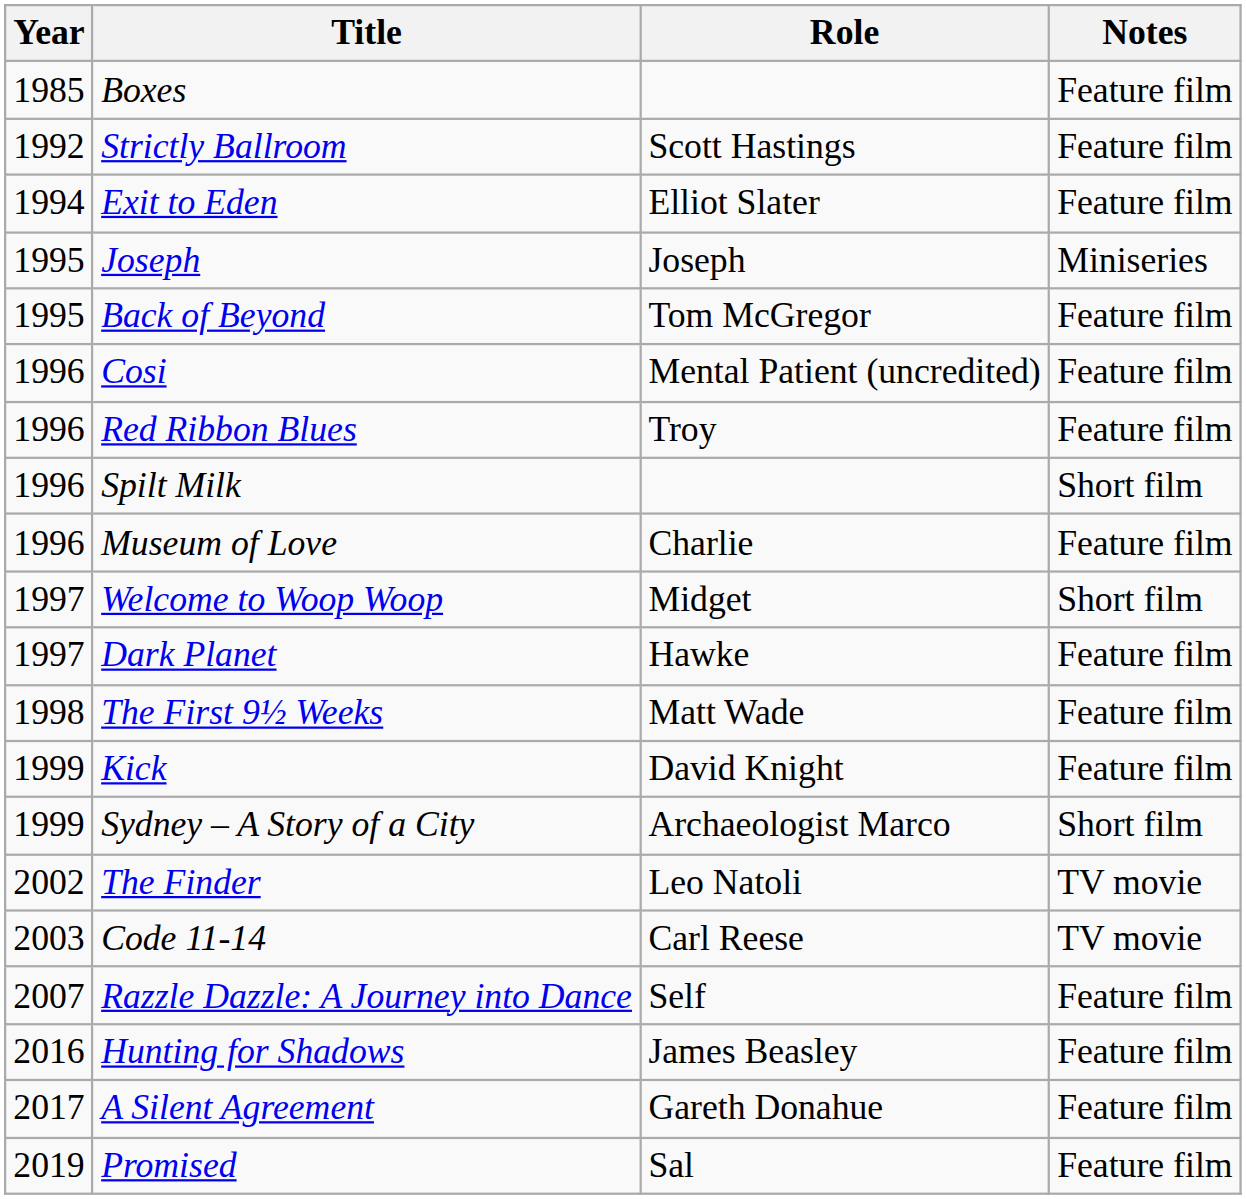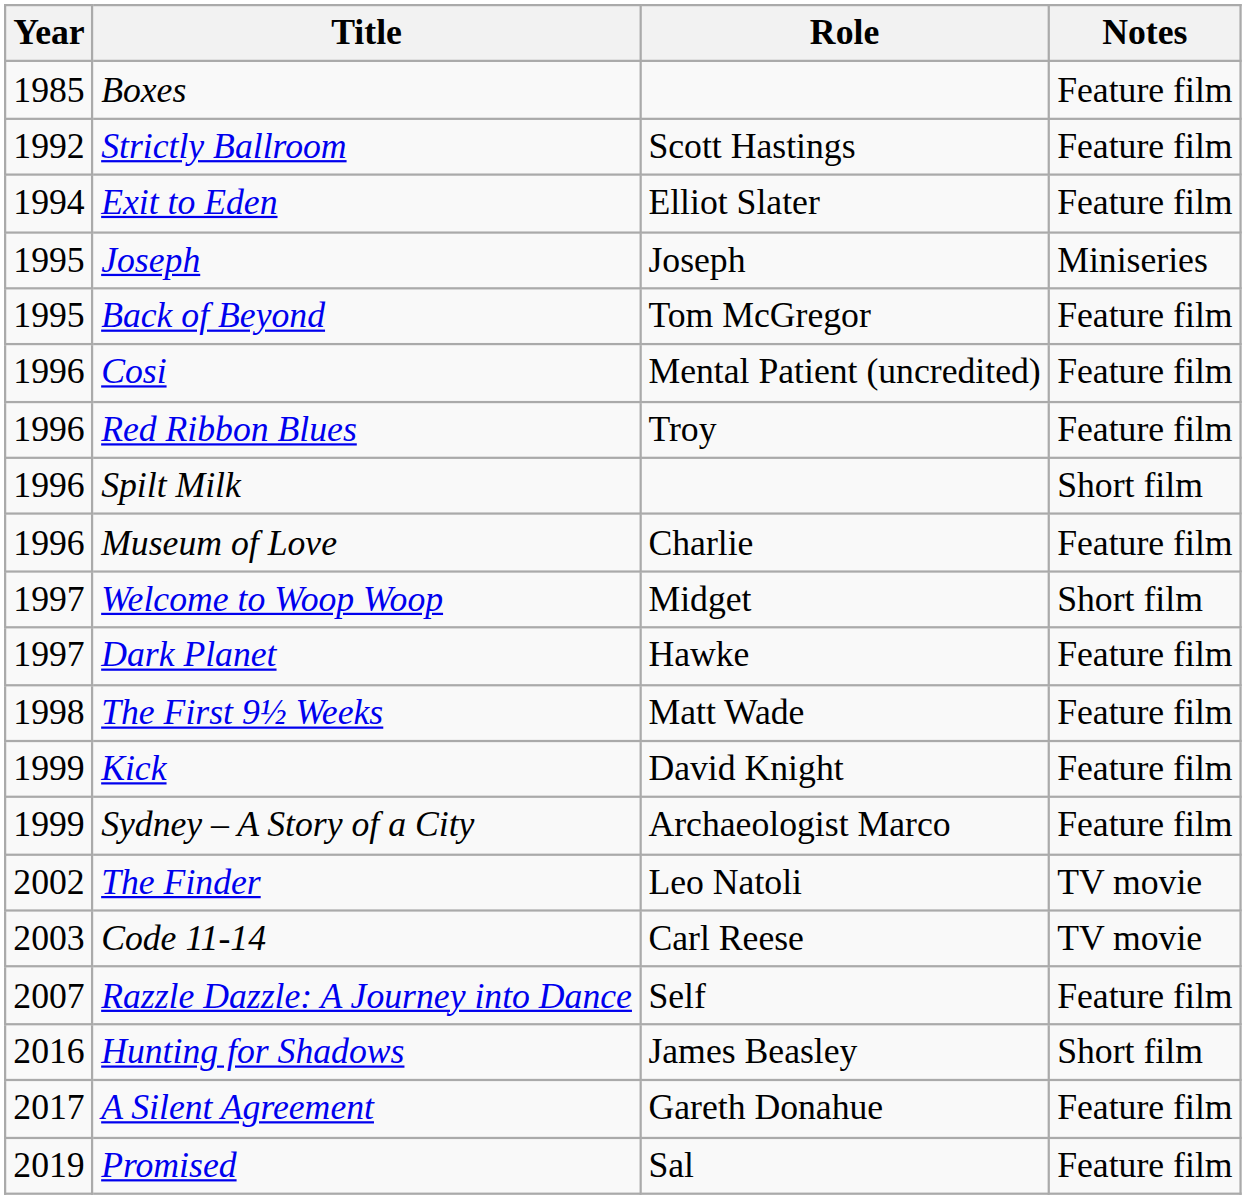(1130, 825) Short film -> (1145, 825) Feature film
(1145, 1051) Feature film -> (1130, 1051) Short film
